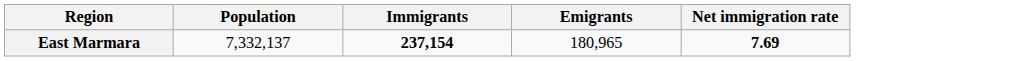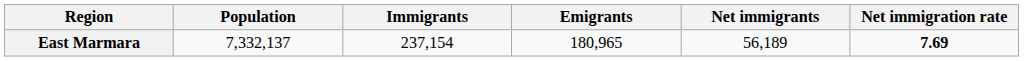+ column: (765, 17)
(427, 42) bold -> (427, 42) normal
